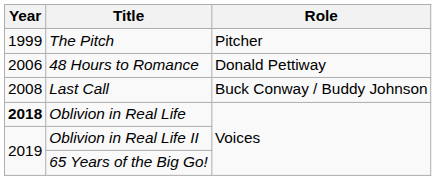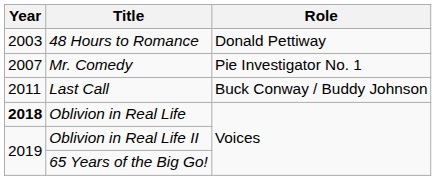- row: (82, 41)
(25, 65) 2006 -> (25, 41) 2003
+ row: (91, 65)
(25, 89) 2008 -> (25, 89) 2011
